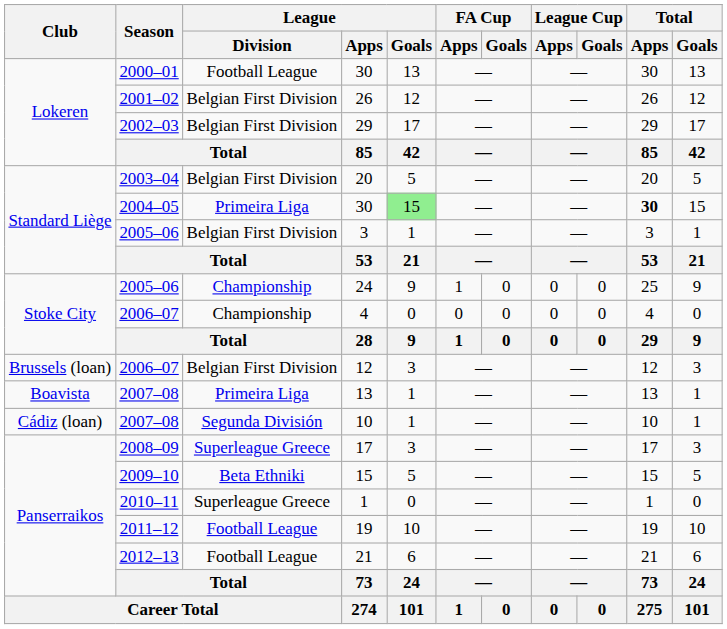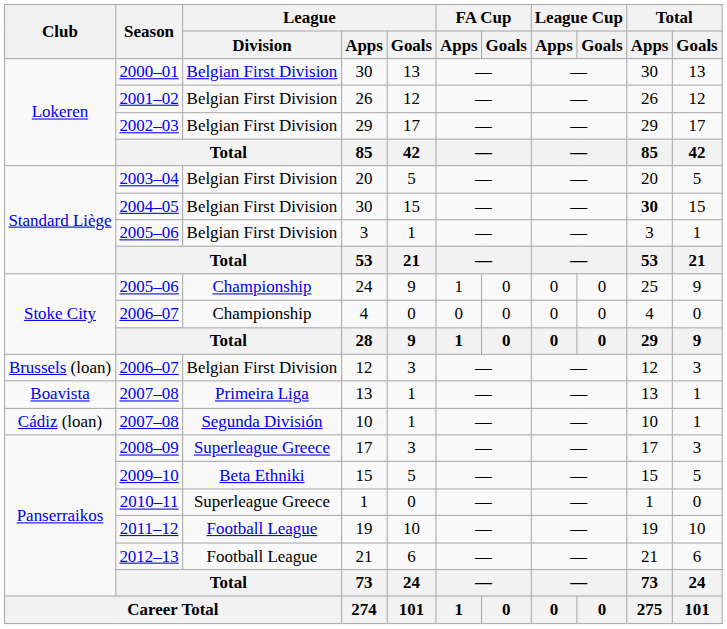(262, 71) Football League -> (262, 71) Belgian First Division
(262, 206) Primeira Liga -> (262, 206) Belgian First Division
(411, 206) lightgreen background -> (411, 206) no background
